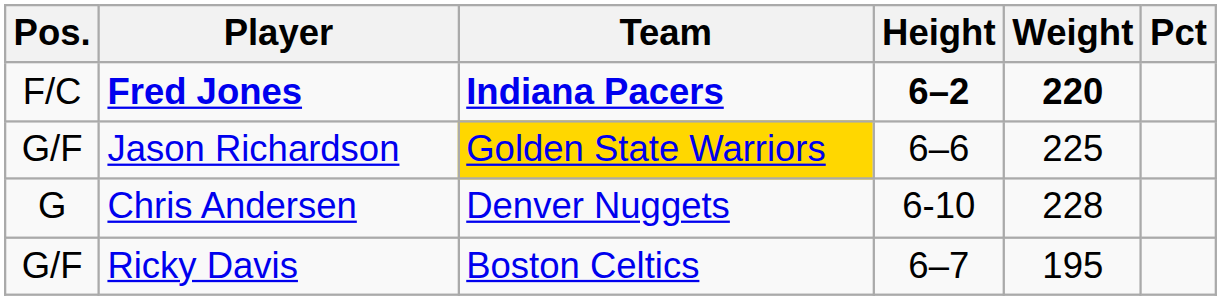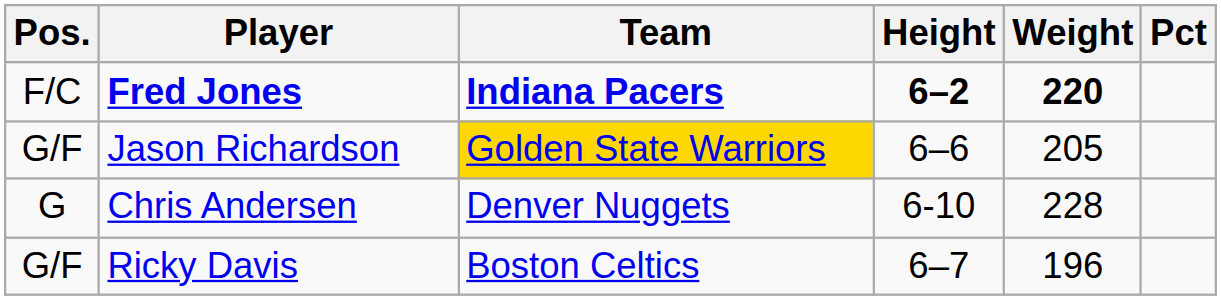(1073, 149) 225 -> (1073, 149) 205
(1073, 264) 195 -> (1073, 264) 196
